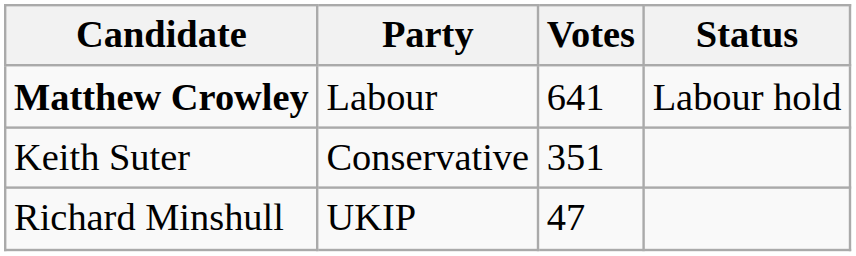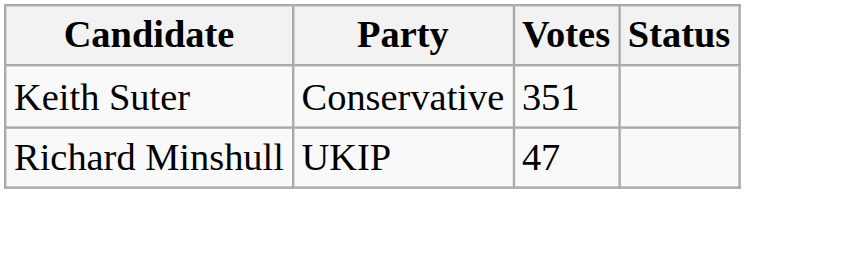- row: (161, 95)
